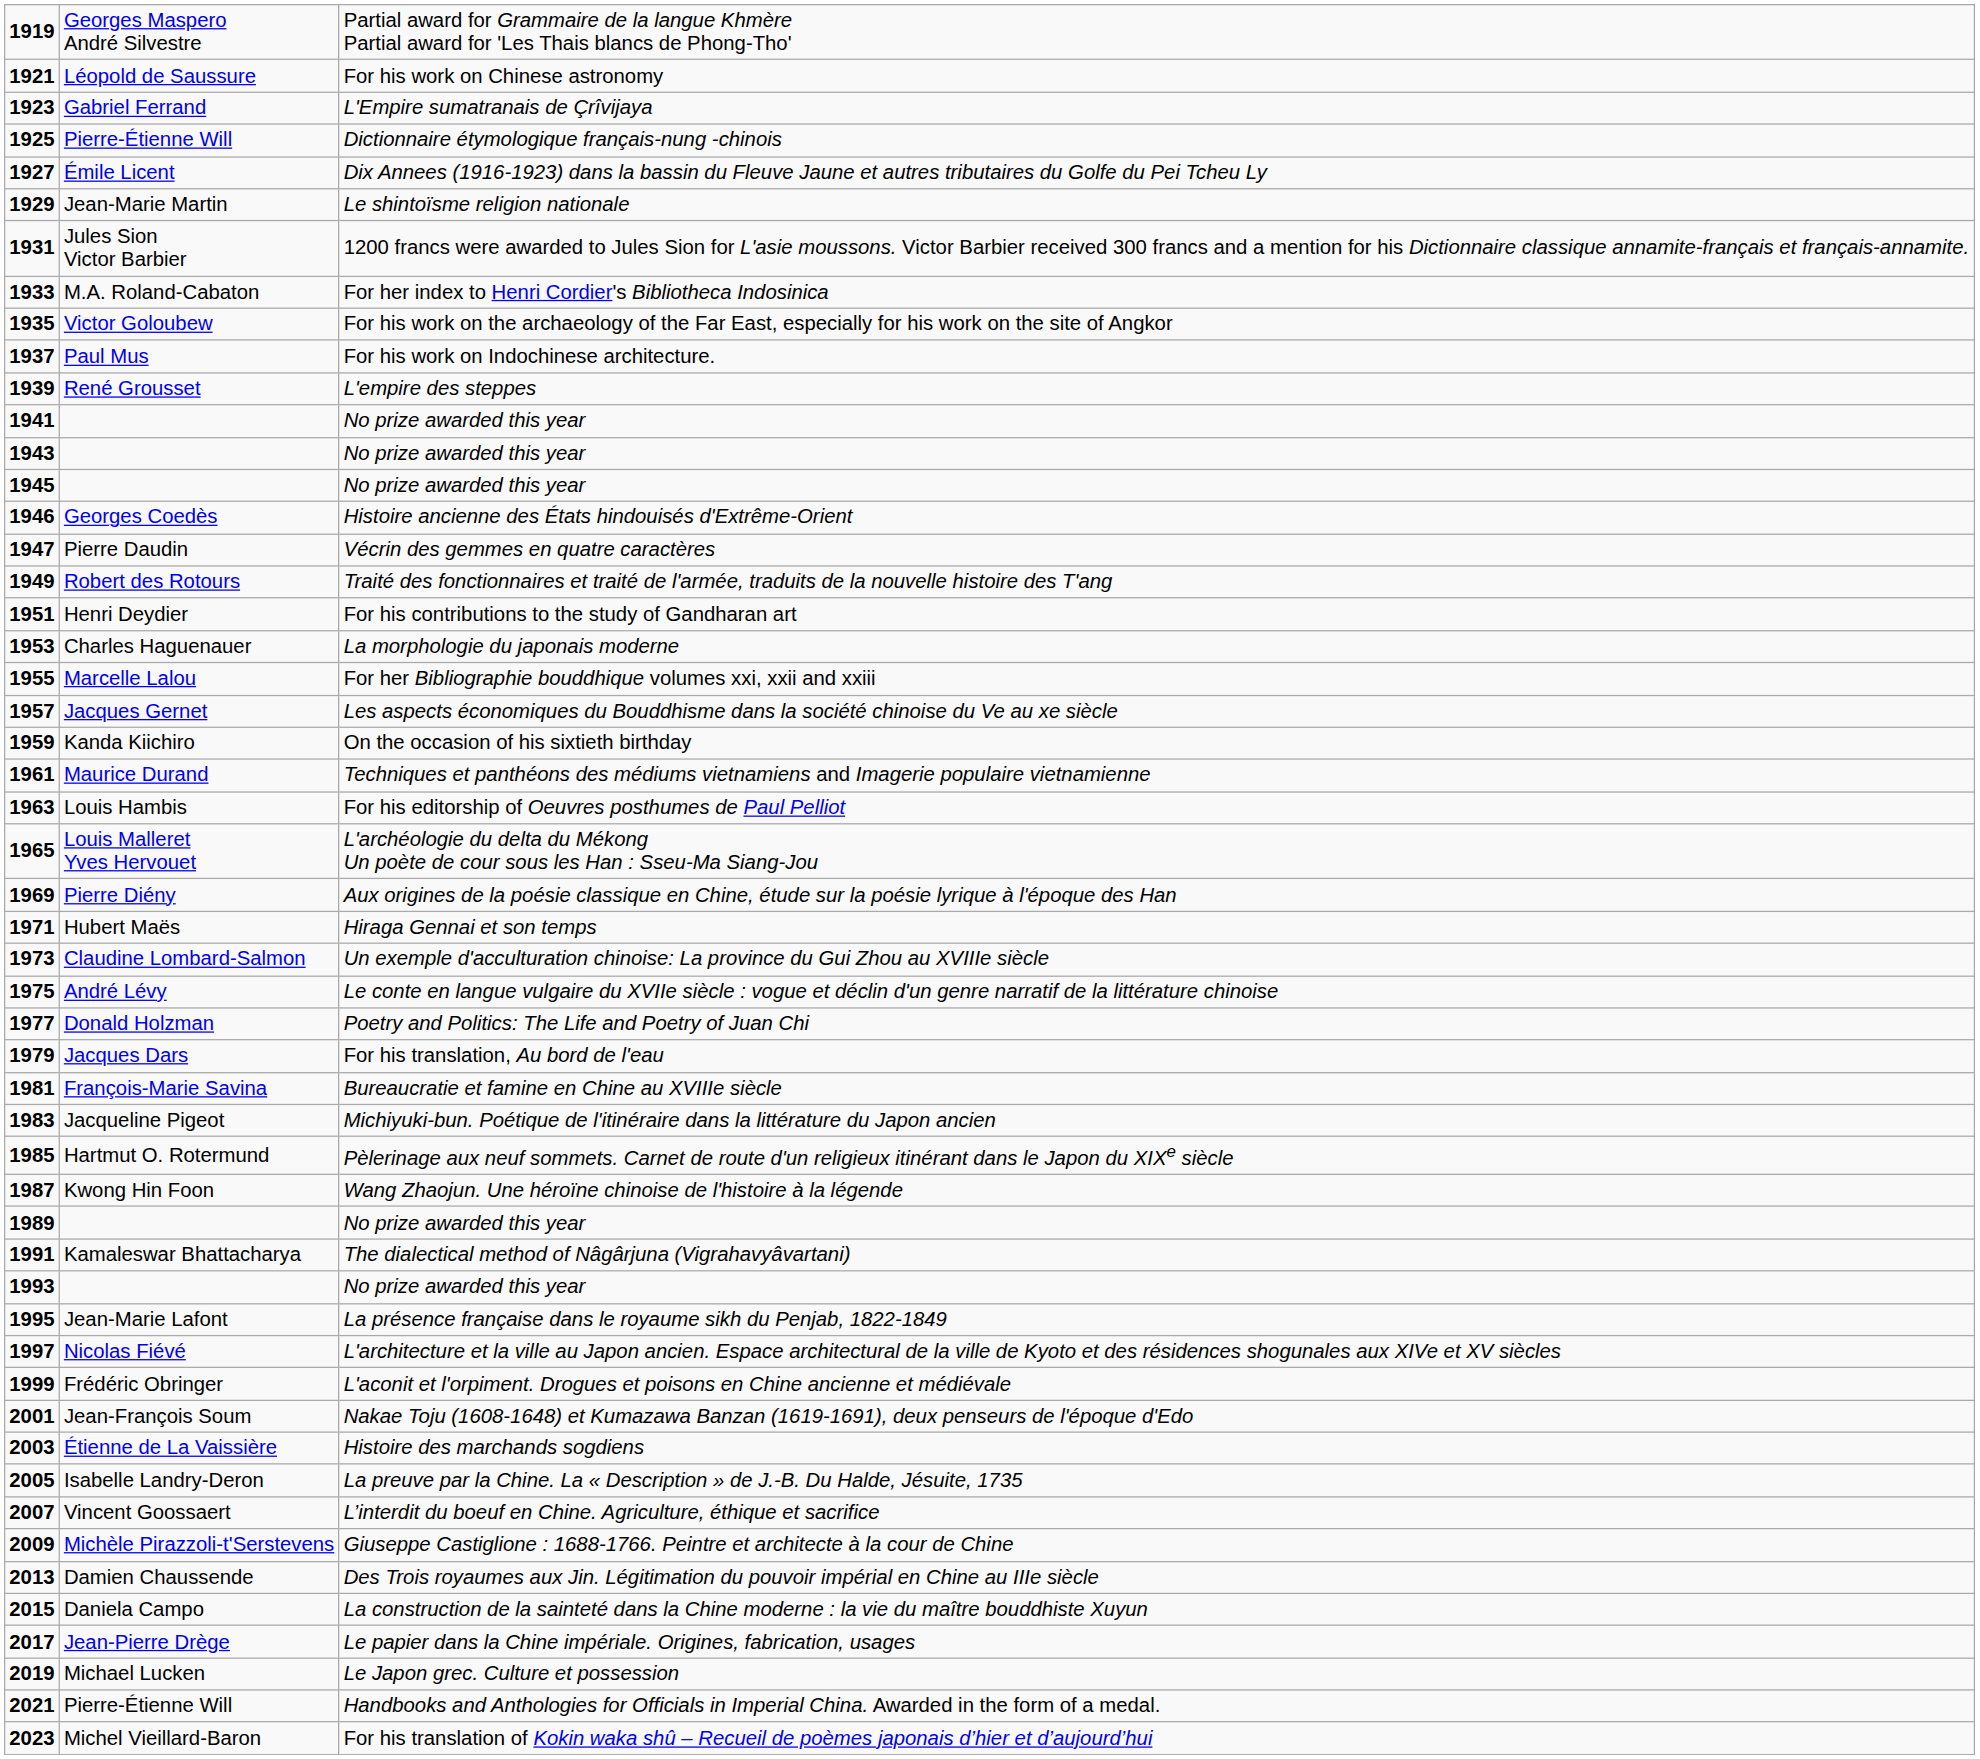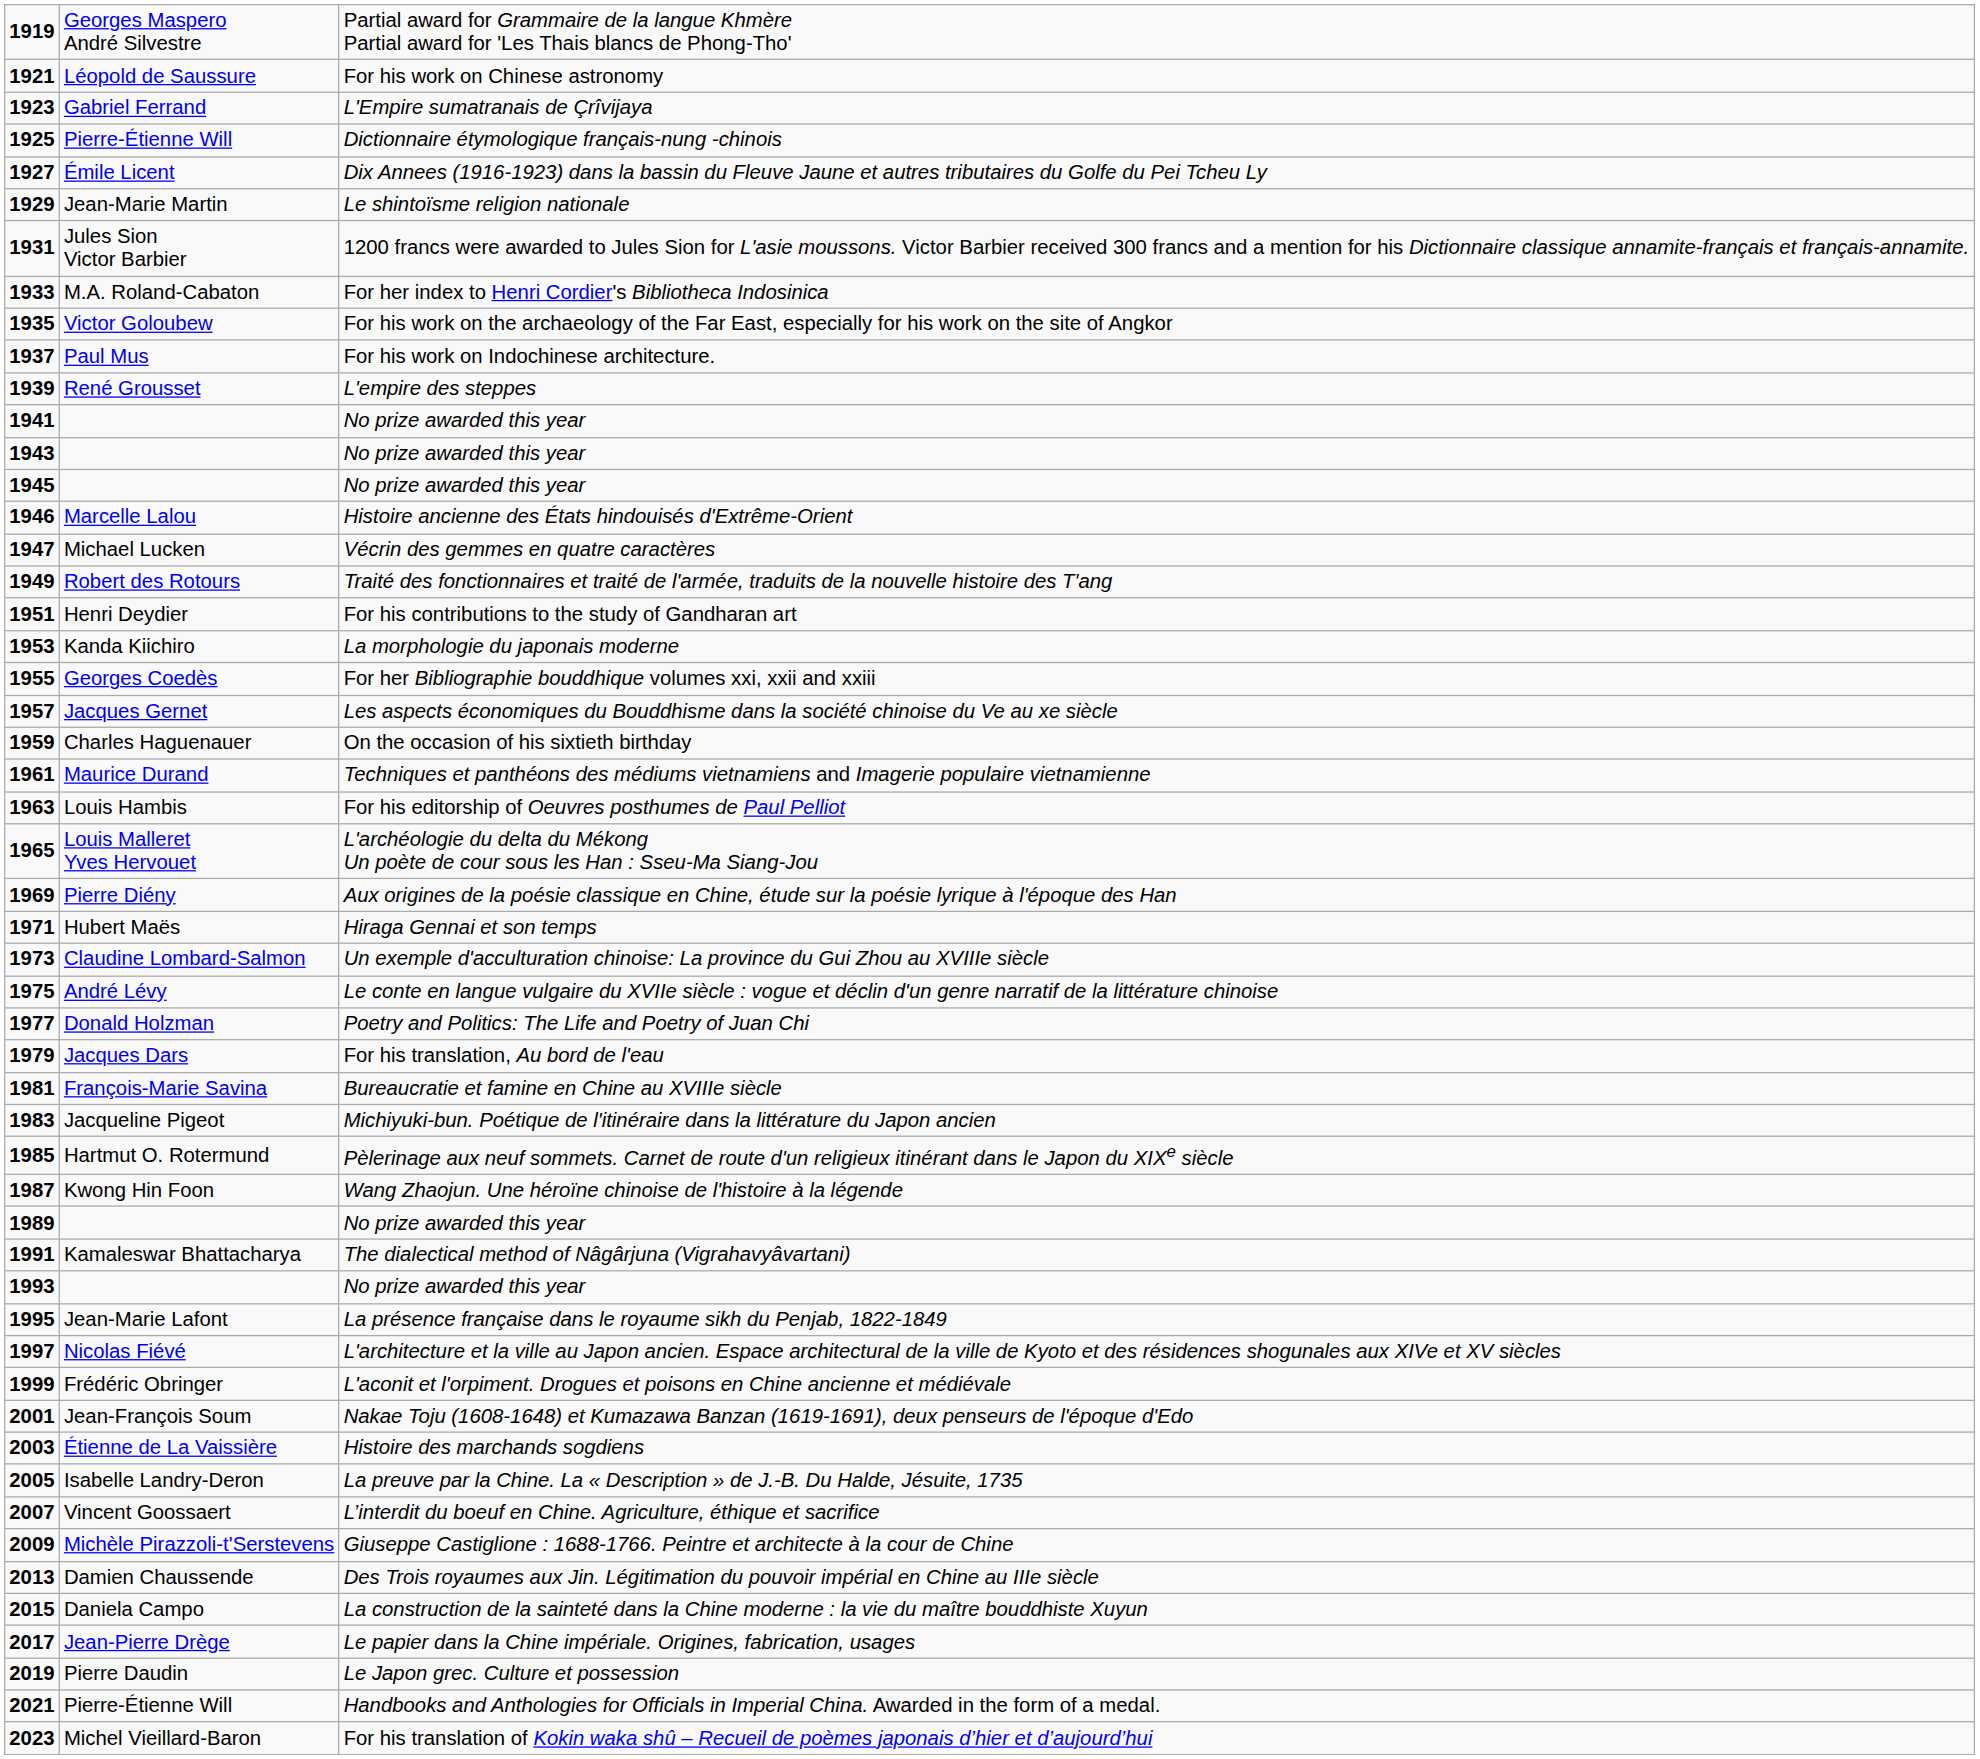(141, 517) Georges Coedès -> (130, 517) Marcelle Lalou
(126, 549) Pierre Daudin -> (134, 549) Michael Lucken
(158, 646) Charles Haguenauer -> (129, 646) Kanda Kiichiro
(130, 678) Marcelle Lalou -> (141, 678) Georges Coedès
(129, 743) Kanda Kiichiro -> (158, 743) Charles Haguenauer
(134, 1673) Michael Lucken -> (126, 1673) Pierre Daudin
